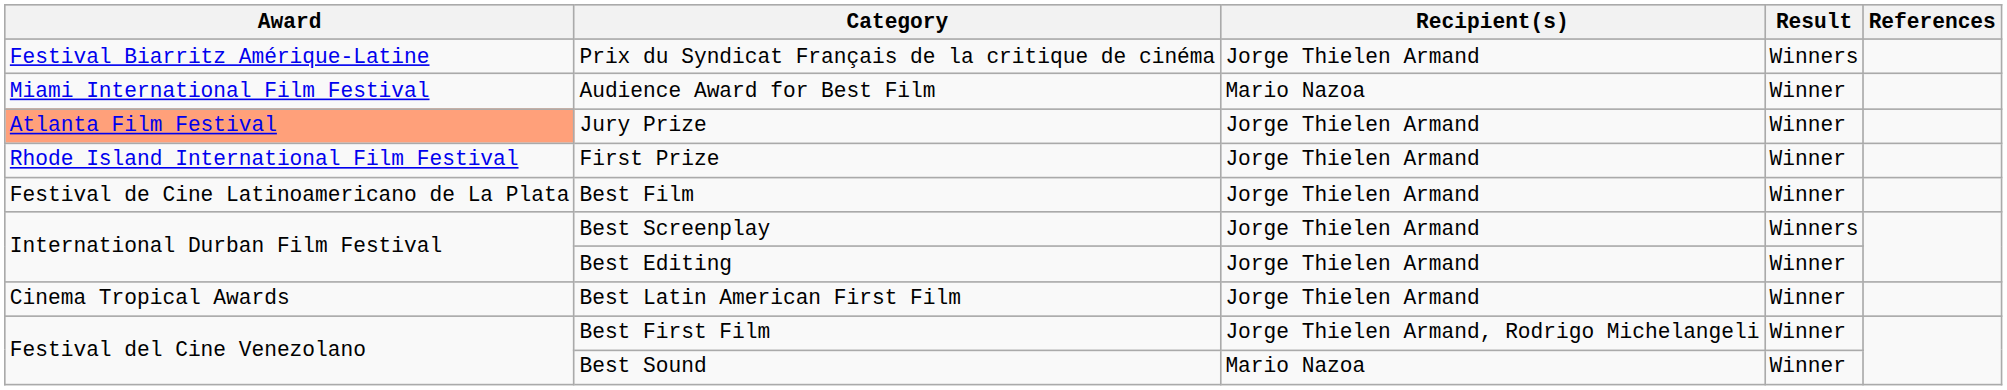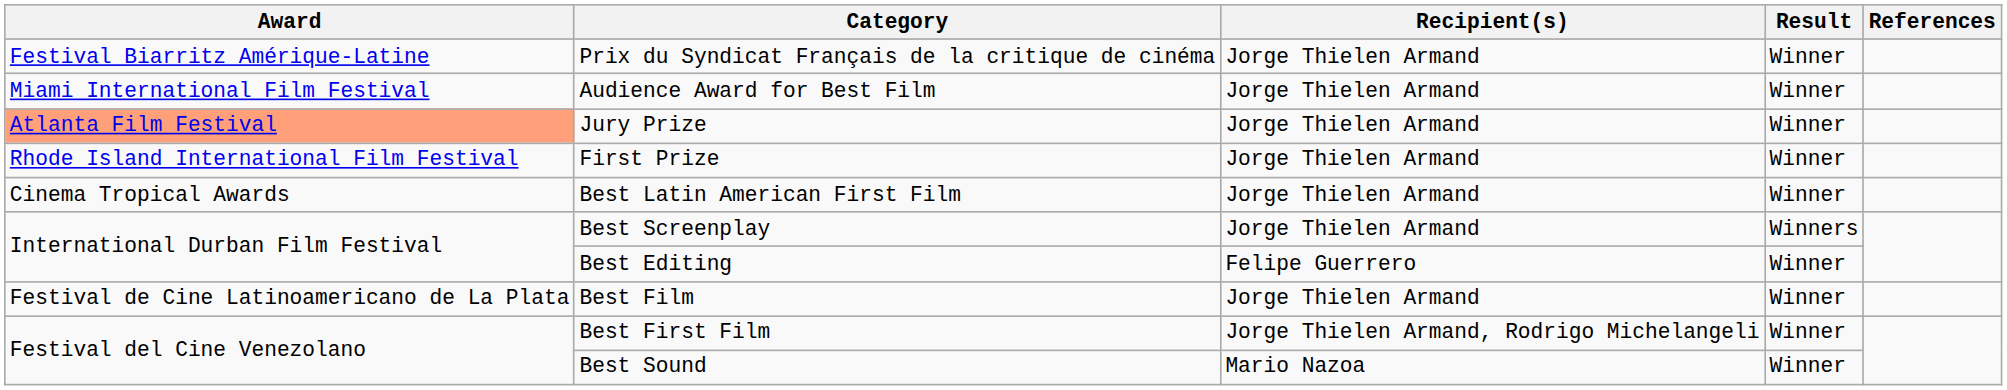(1814, 57) Winners -> (1808, 57) Winner
(1295, 91) Mario Nazoa -> (1353, 91) Jorge Thielen Armand
rows swapped: (770, 298) <-> (637, 195)
(1353, 264) Jorge Thielen Armand -> (1321, 264) Felipe Guerrero
